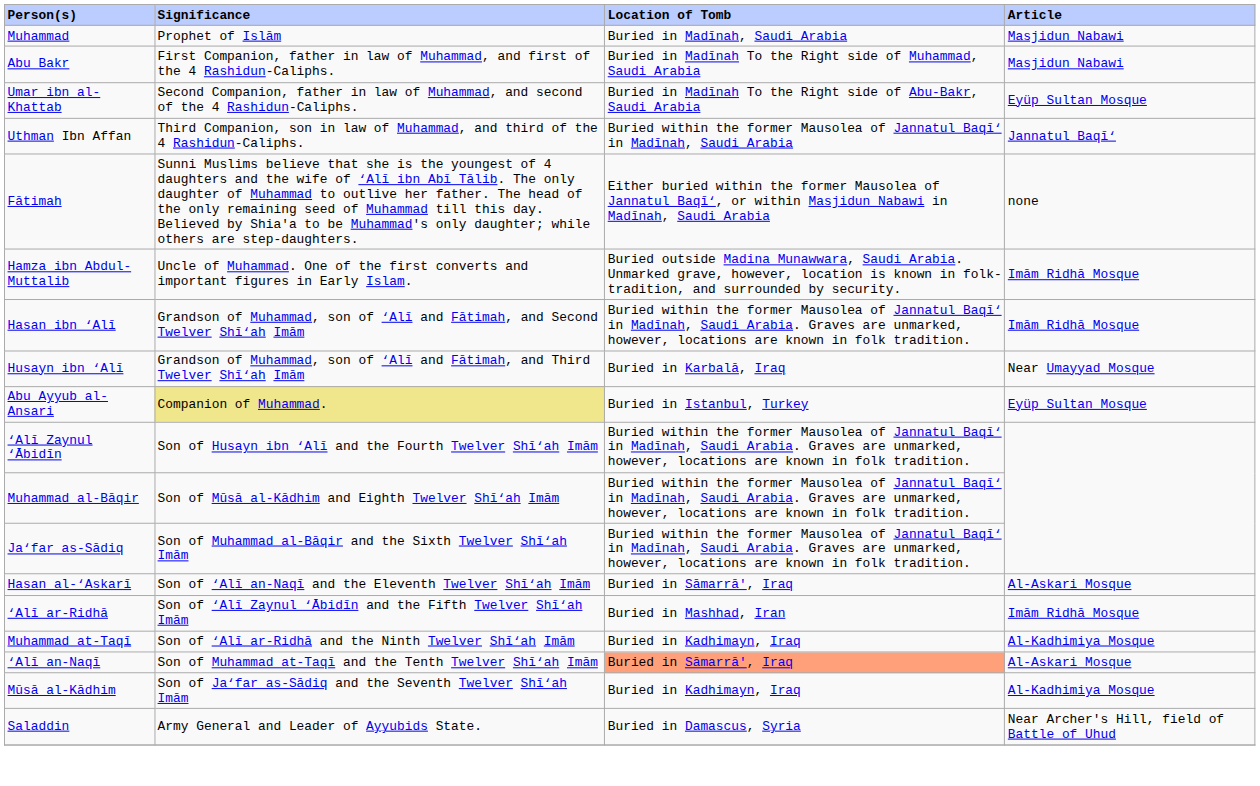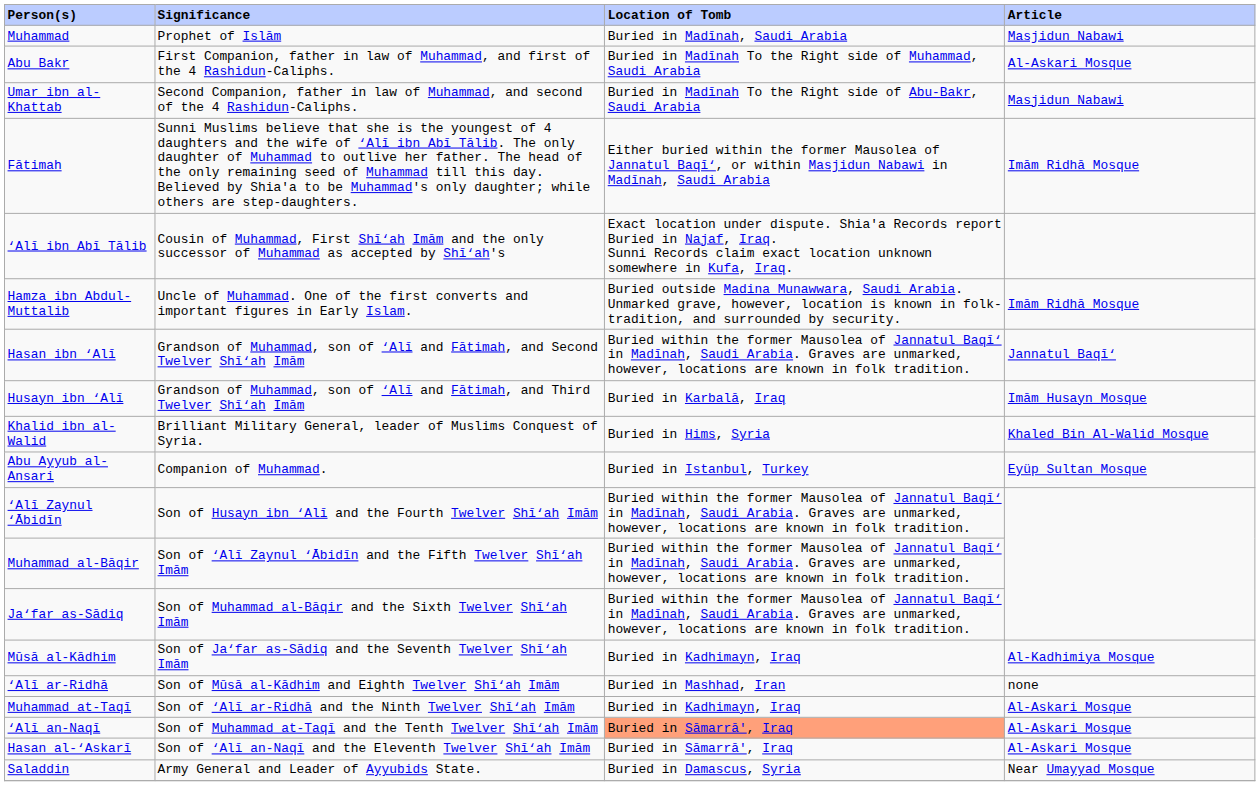(1066, 64) Masjidun Nabawi -> (1070, 64) Al-Askari Mosque
(1077, 100) Eyüp Sultan Mosque -> (1066, 100) Masjidun Nabawi
- row: (69, 136)
(1023, 202) none -> (1073, 166) Imām Ridhā Mosque
+ row: (77, 246)
(1073, 325) Imām Ridhā Mosque -> (1062, 355) Jannatul Baqī‘
(1081, 368) Near Umayyad Mosque -> (1077, 398) Imām Husayn Mosque
+ row: (62, 434)
(243, 404) khaki background -> (243, 470) no background
(358, 498) Son of Mūsā al-Kādhim and Eighth Twelver Shī‘ah Imām -> (370, 564) Son of ‘Alī Zaynul ‘Ābidīn and the Fifth Twelver Shī‘ah Imām
rows swapped: (62, 691) <-> (69, 585)
(370, 613) Son of ‘Alī Zaynul ‘Ābidīn and the Fifth Twelver Shī‘ah Imām -> (358, 686) Son of Mūsā al-Kādhim and Eighth Twelver Shī‘ah Imām
(1073, 613) Imām Ridhā Mosque -> (1023, 686) none
(1081, 641) Al-Kadhimiya Mosque -> (1070, 707) Al-Askari Mosque
(1116, 727) Near Archer's Hill, field of Battle of Uhud -> (1081, 770) Near Umayyad Mosque
